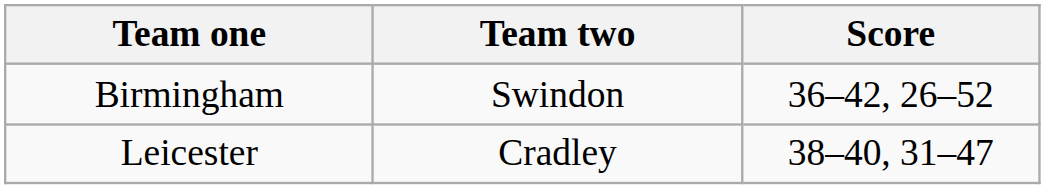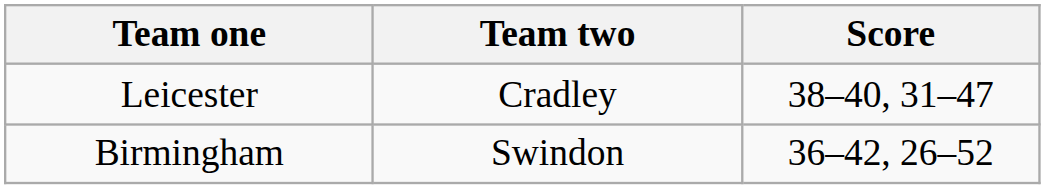rows swapped: (189, 93) <-> (189, 152)
